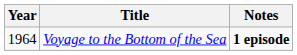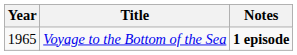(22, 38) 1964 -> (22, 38) 1965
